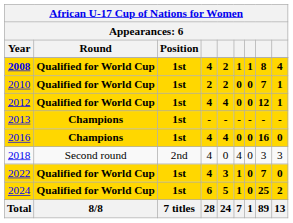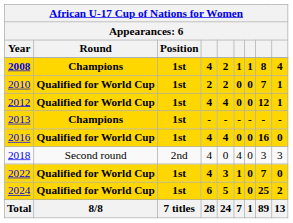(96, 66) Qualified for World Cup -> (96, 66) Champions
(96, 137) Champions -> (96, 137) Qualified for World Cup
